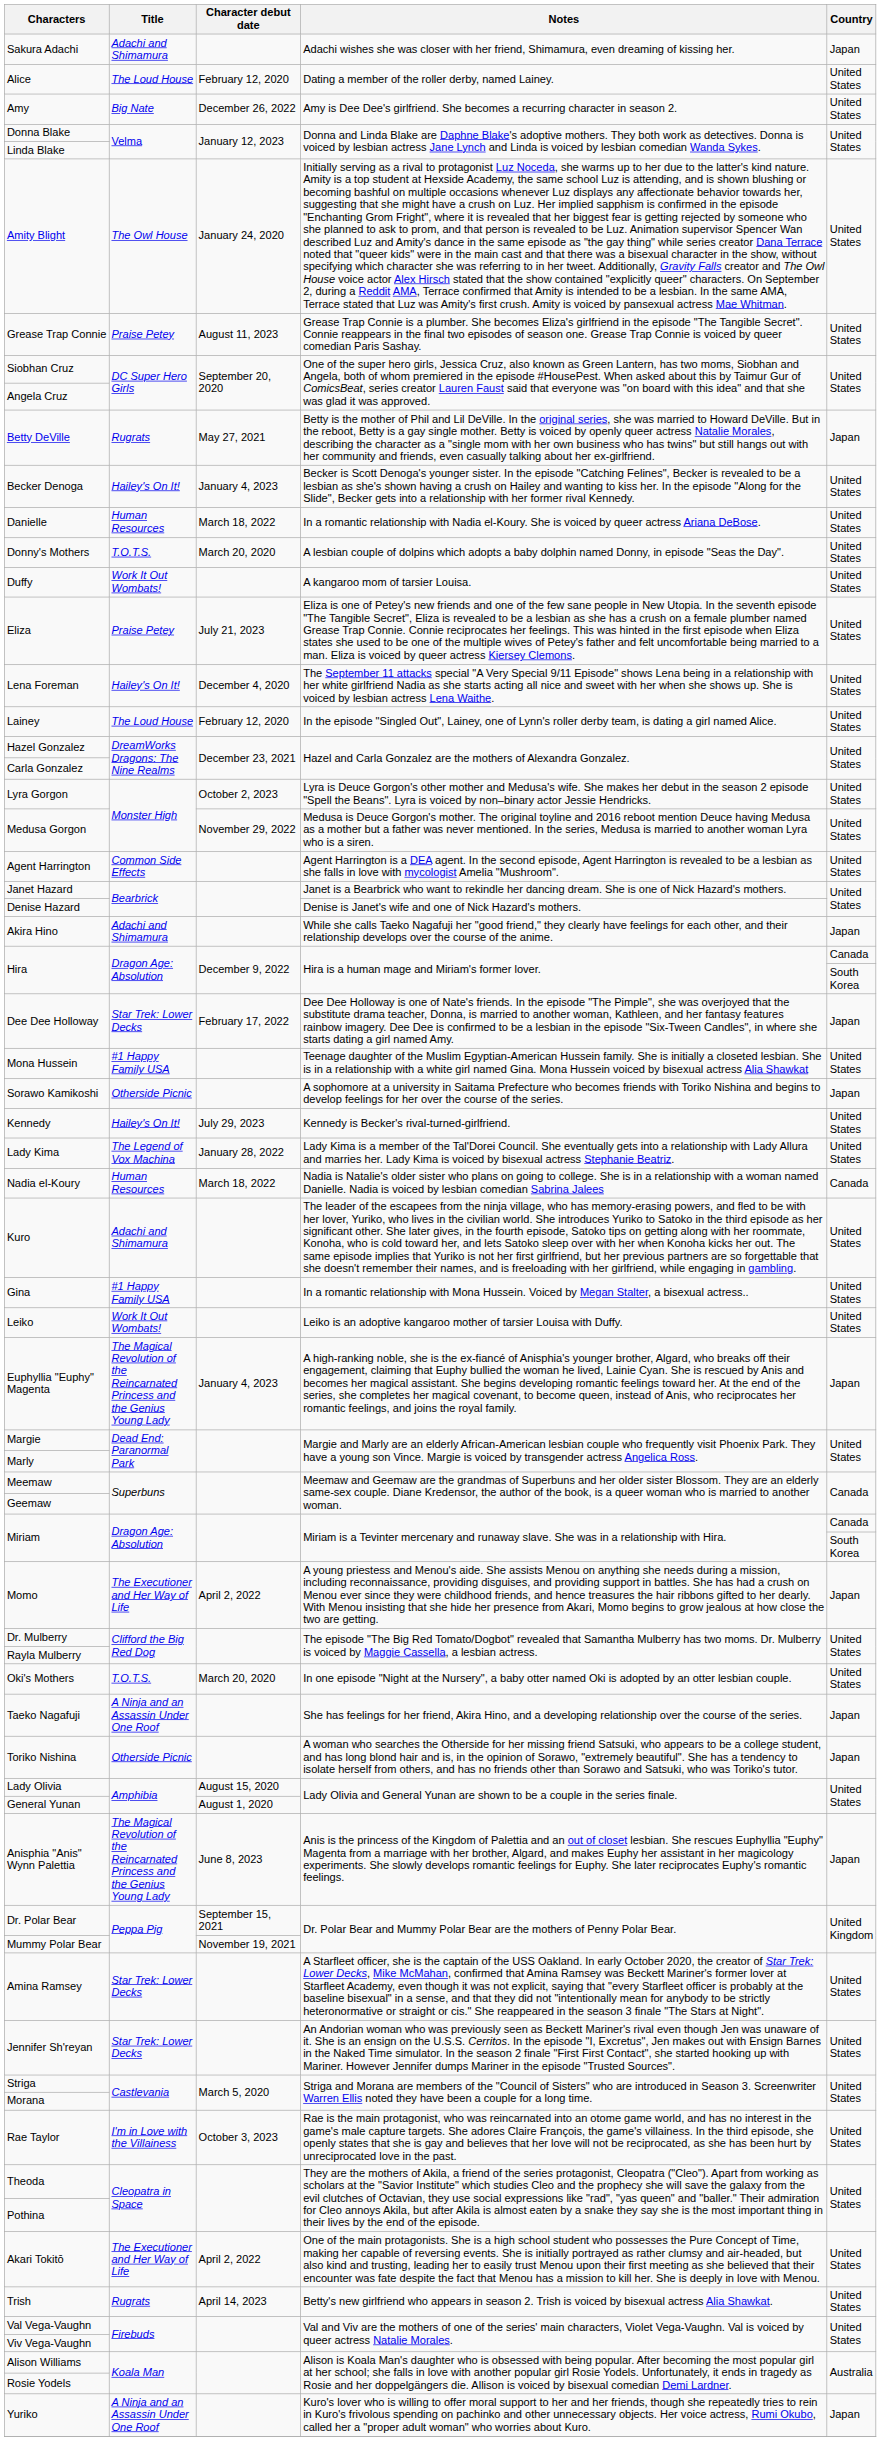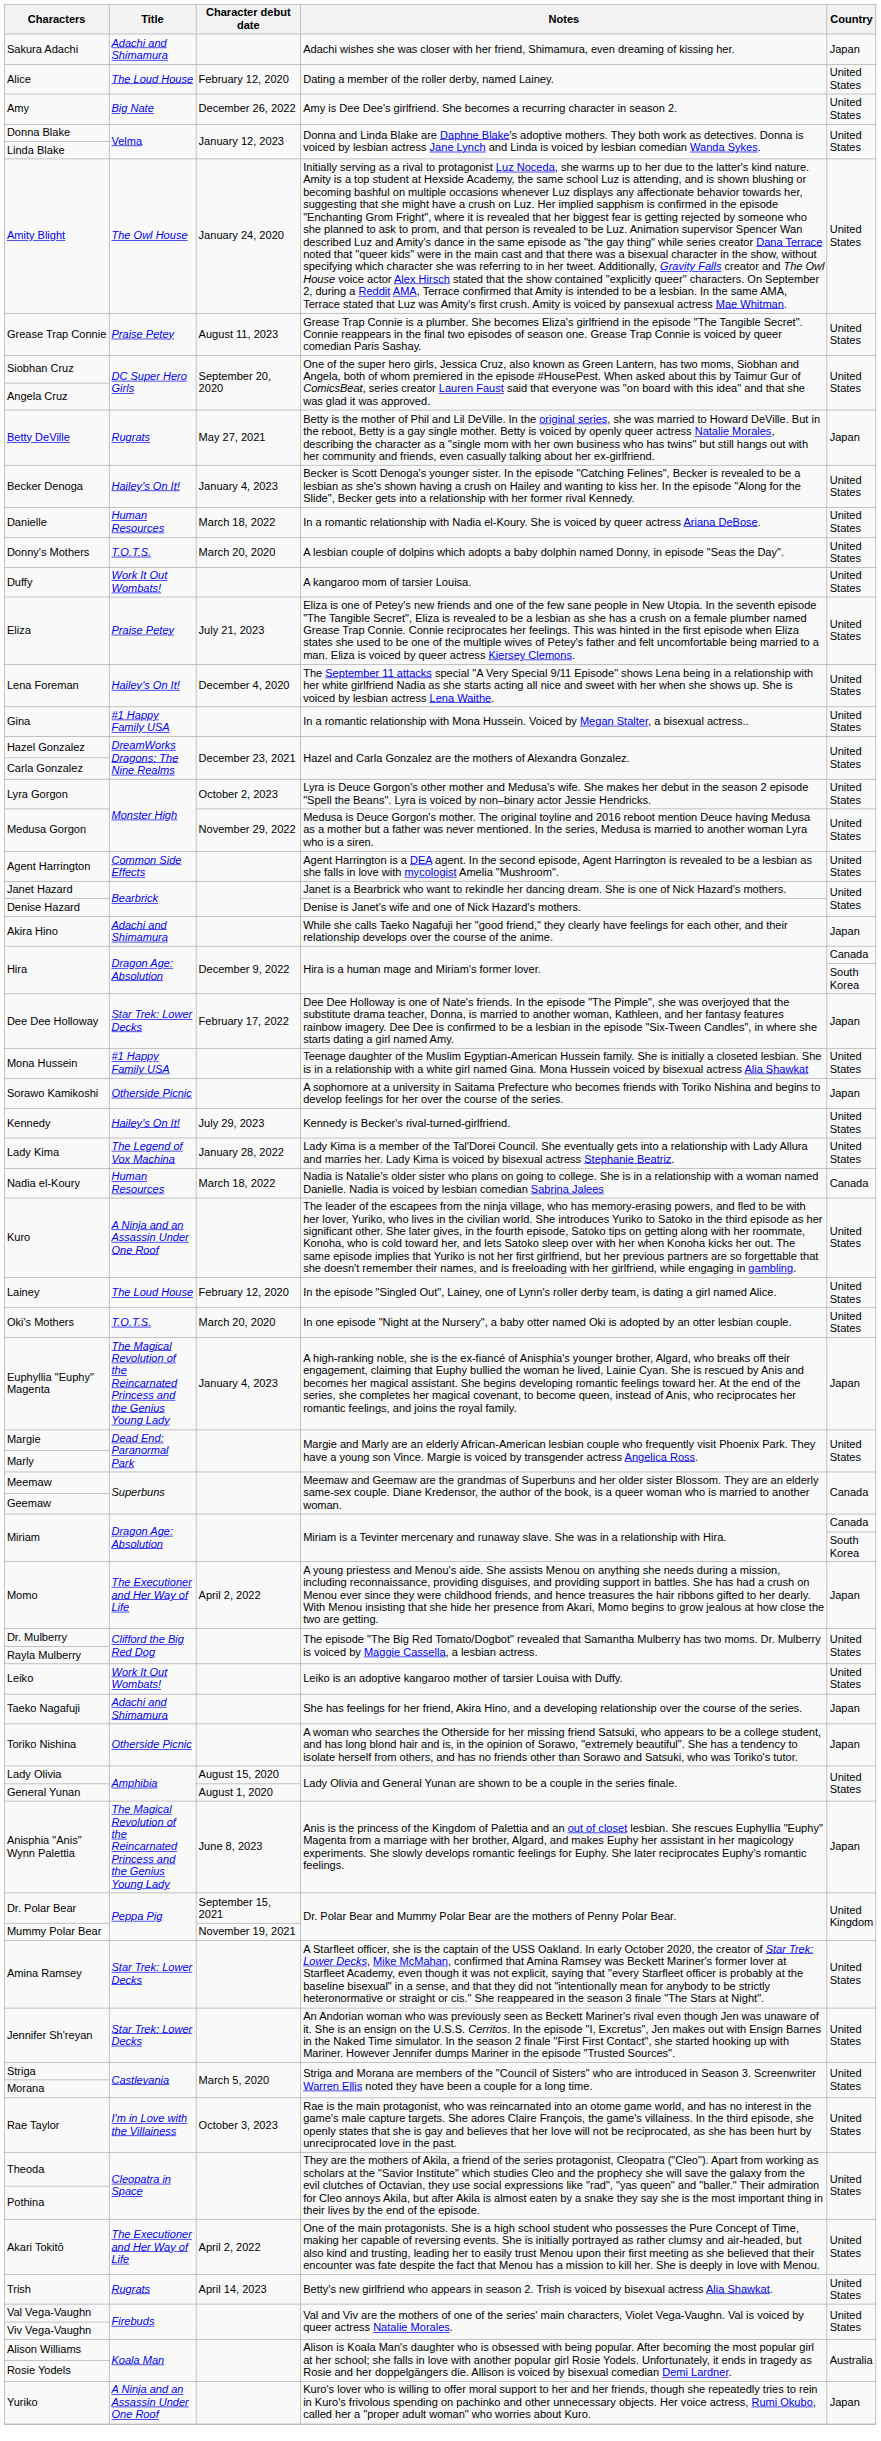rows swapped: (19, 1292) <-> (23, 721)
(140, 1238) Adachi and Shimamura -> (150, 1238) A Ninja and an Assassin Under One Roof
rows swapped: (20, 1322) <-> (40, 1679)
(150, 1715) A Ninja and an Assassin Under One Roof -> (140, 1708) Adachi and Shimamura
